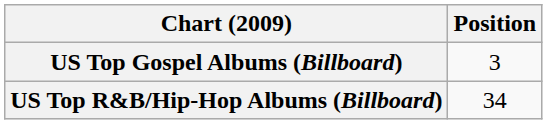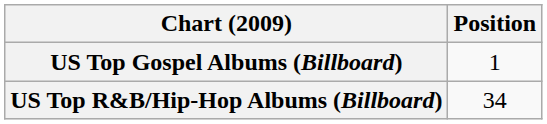(495, 61) 3 -> (495, 61) 1
